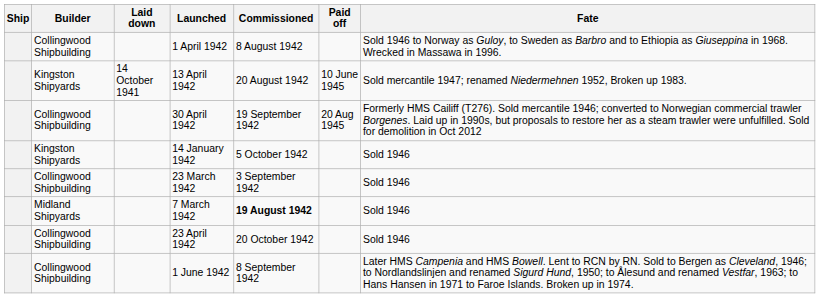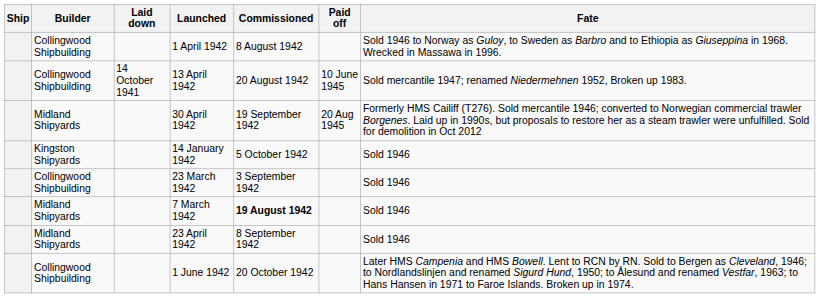(57, 80) Kingston Shipyards -> (62, 80) Collingwood Shipbuilding
(62, 120) Collingwood Shipbuilding -> (57, 120) Midland Shipyards
(62, 239) Collingwood Shipbuilding -> (57, 239) Midland Shipyards
(275, 239) 20 October 1942 -> (266, 239) 8 September 1942
(266, 273) 8 September 1942 -> (275, 273) 20 October 1942
